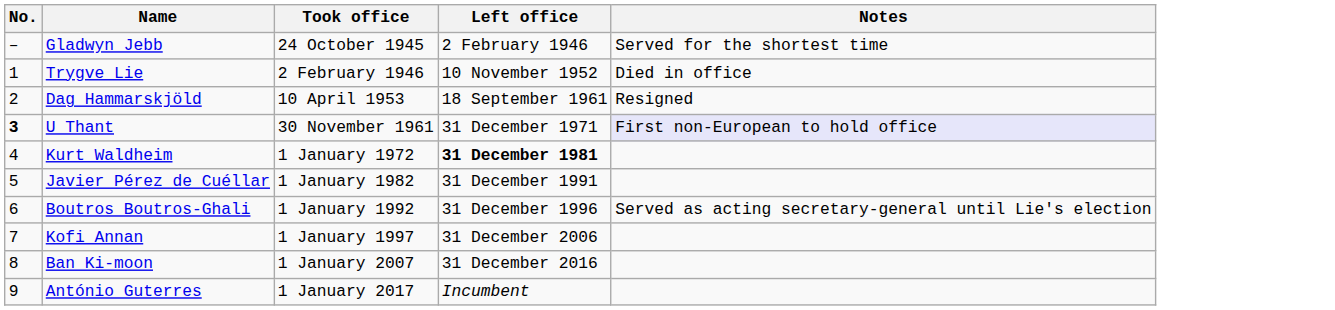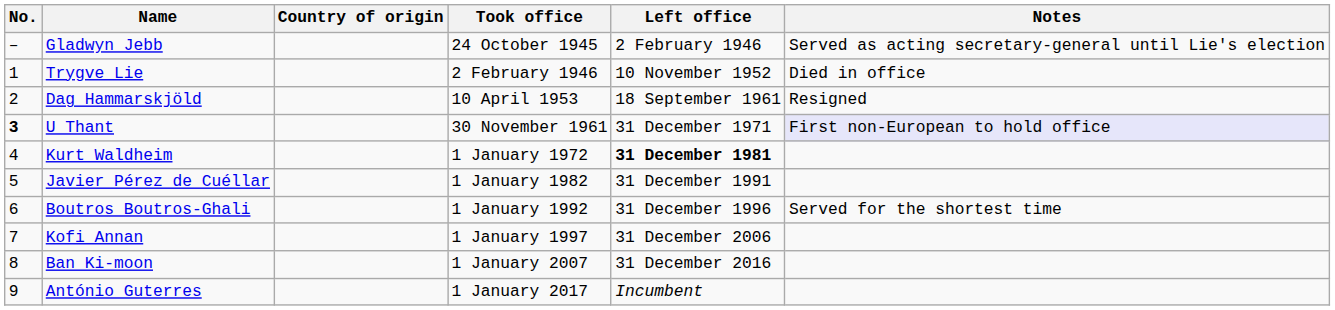+ column: (361, 18)
(752, 45) Served for the shortest time -> (1057, 45) Served as acting secretary-general until Lie's election
(883, 209) Served as acting secretary-general until Lie's election -> (925, 209) Served for the shortest time
